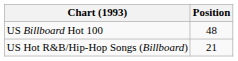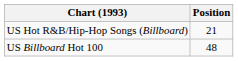rows swapped: (55, 30) <-> (97, 47)
